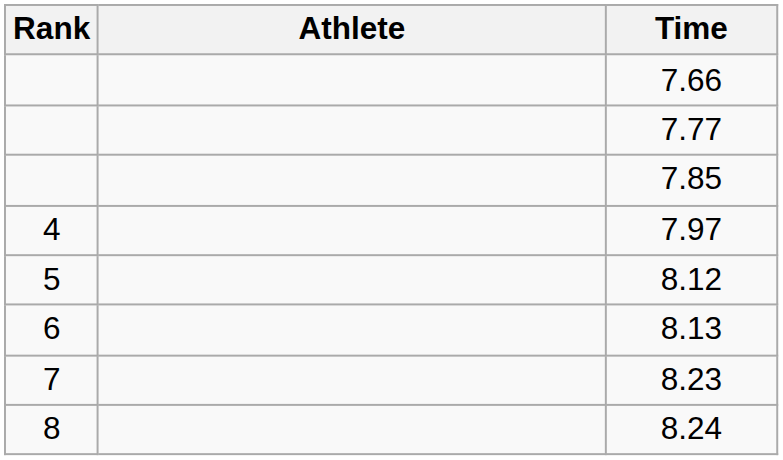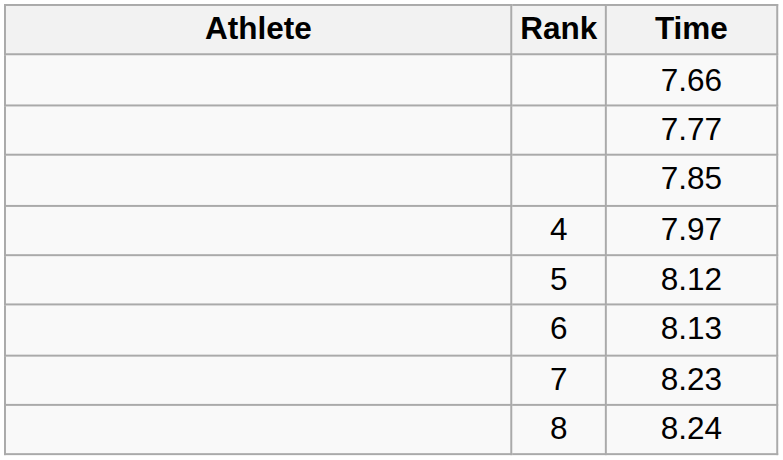columns swapped: (52, 29) <-> (352, 29)
